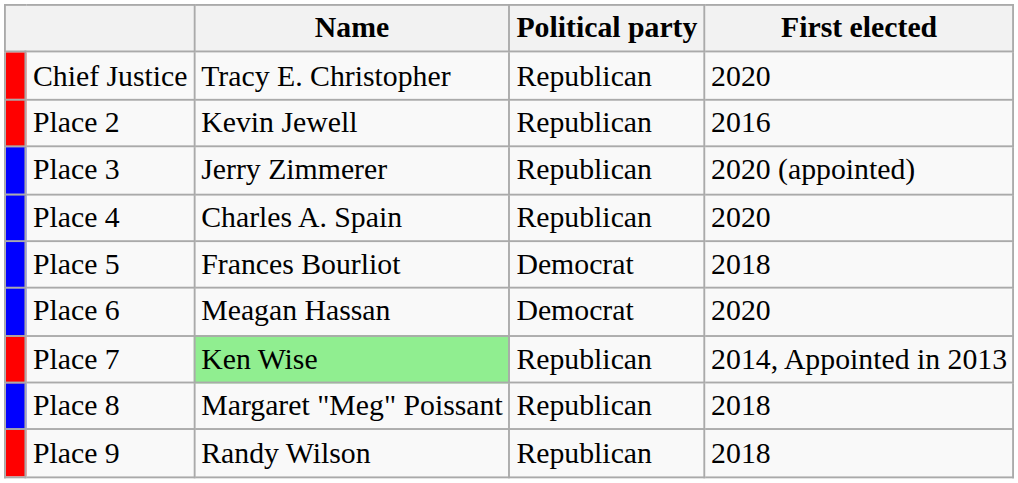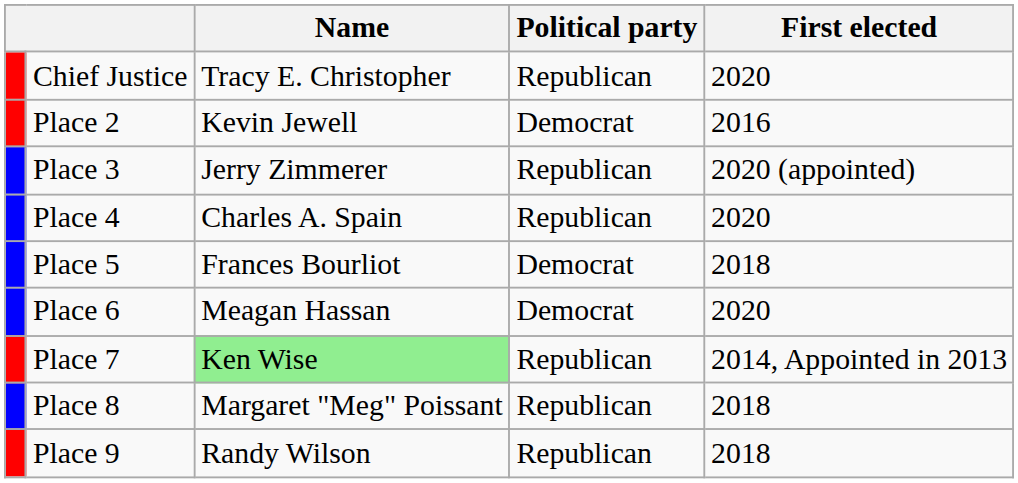(584, 122) Republican -> (575, 122) Democrat
